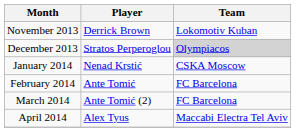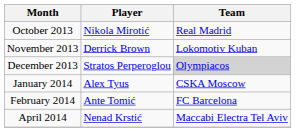+ row: (43, 30)
(113, 65) Nenad Krstić -> (106, 83) Alex Tyus
- row: (43, 100)
(106, 118) Alex Tyus -> (113, 118) Nenad Krstić
